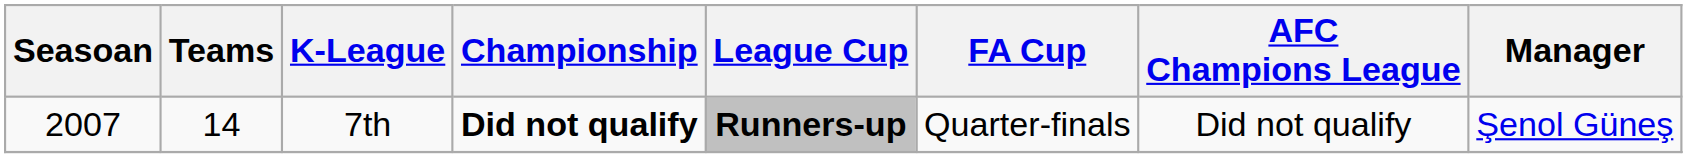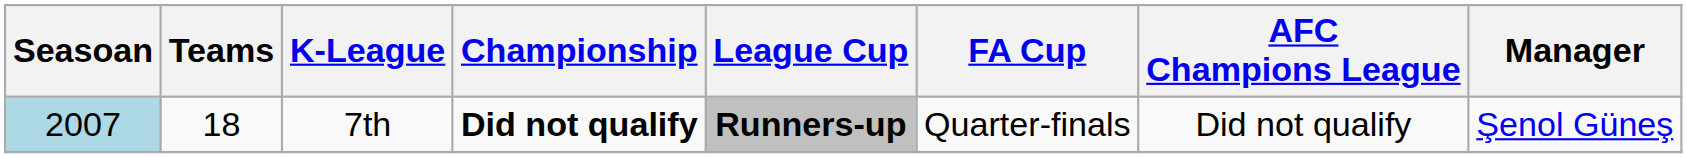(83, 123) no background -> (83, 123) lightblue background
(222, 123) 14 -> (222, 123) 18
